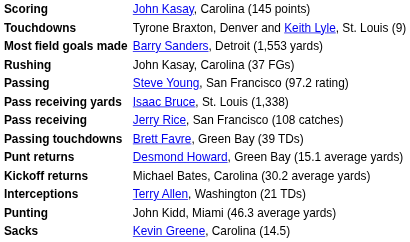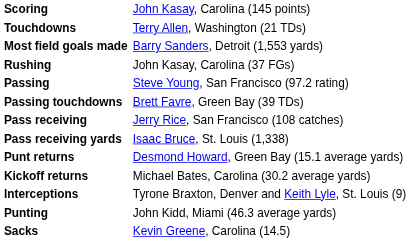(269, 28) Tyrone Braxton, Denver and Keith Lyle, St. Louis (9) -> (219, 28) Terry Allen, Washington (21 TDs)
rows swapped: (63, 139) <-> (63, 102)
(219, 194) Terry Allen, Washington (21 TDs) -> (269, 194) Tyrone Braxton, Denver and Keith Lyle, St. Louis (9)
